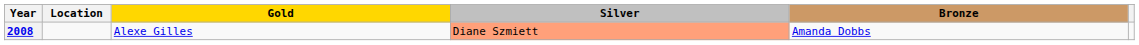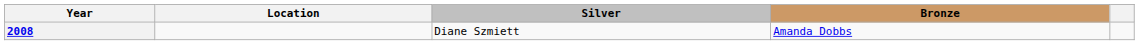- column: (281, 13)
(496, 31) lightsalmon background -> (477, 31) no background
